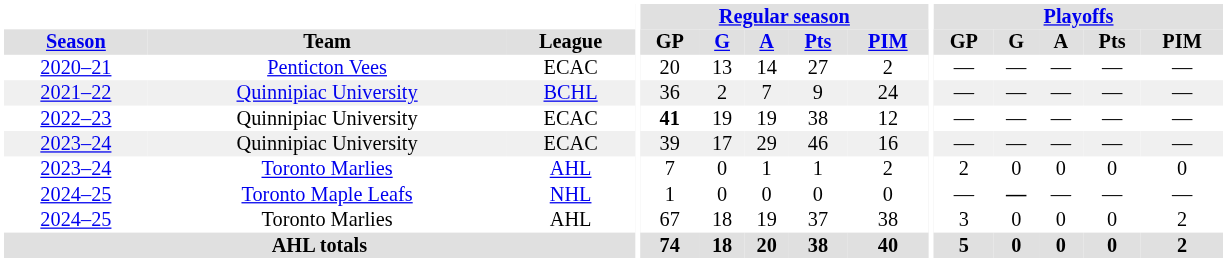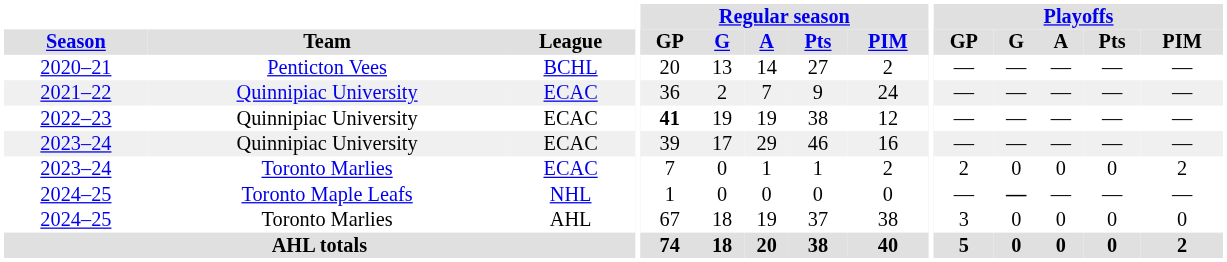(571, 67) ECAC -> (571, 67) BCHL
(571, 92) BCHL -> (571, 92) ECAC
(571, 168) AHL -> (571, 168) ECAC
(1182, 168) 0 -> (1182, 168) 2
(1182, 219) 2 -> (1182, 219) 0
